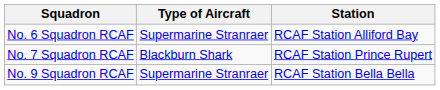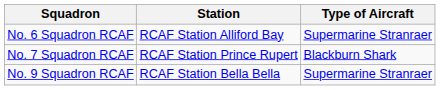columns swapped: (204, 14) <-> (353, 14)
